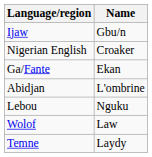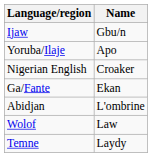+ row: (36, 50)
- row: (22, 106)
